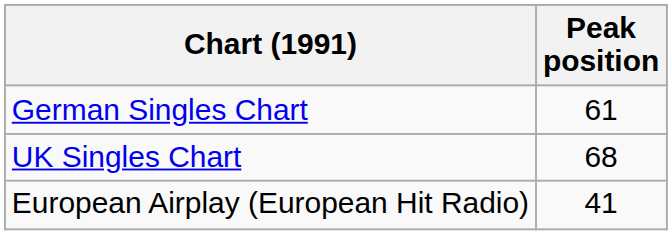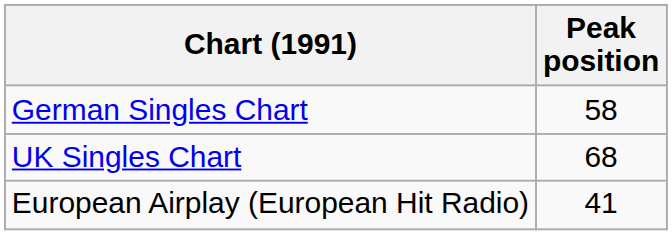(601, 109) 61 -> (601, 109) 58
